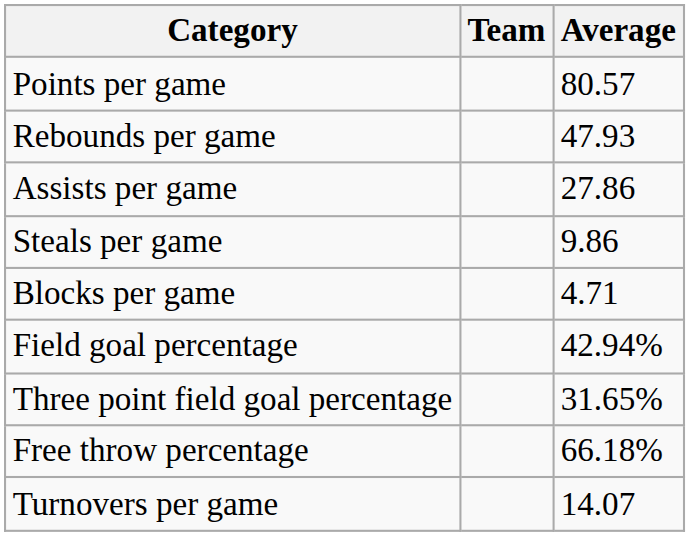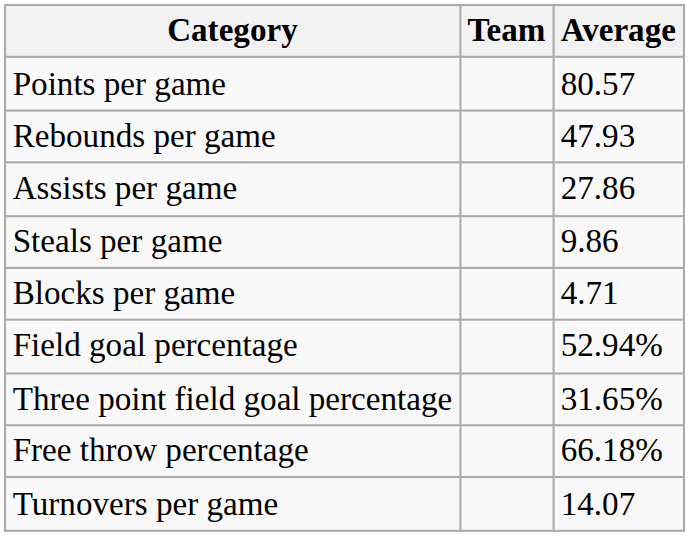(612, 345) 42.94% -> (612, 345) 52.94%
